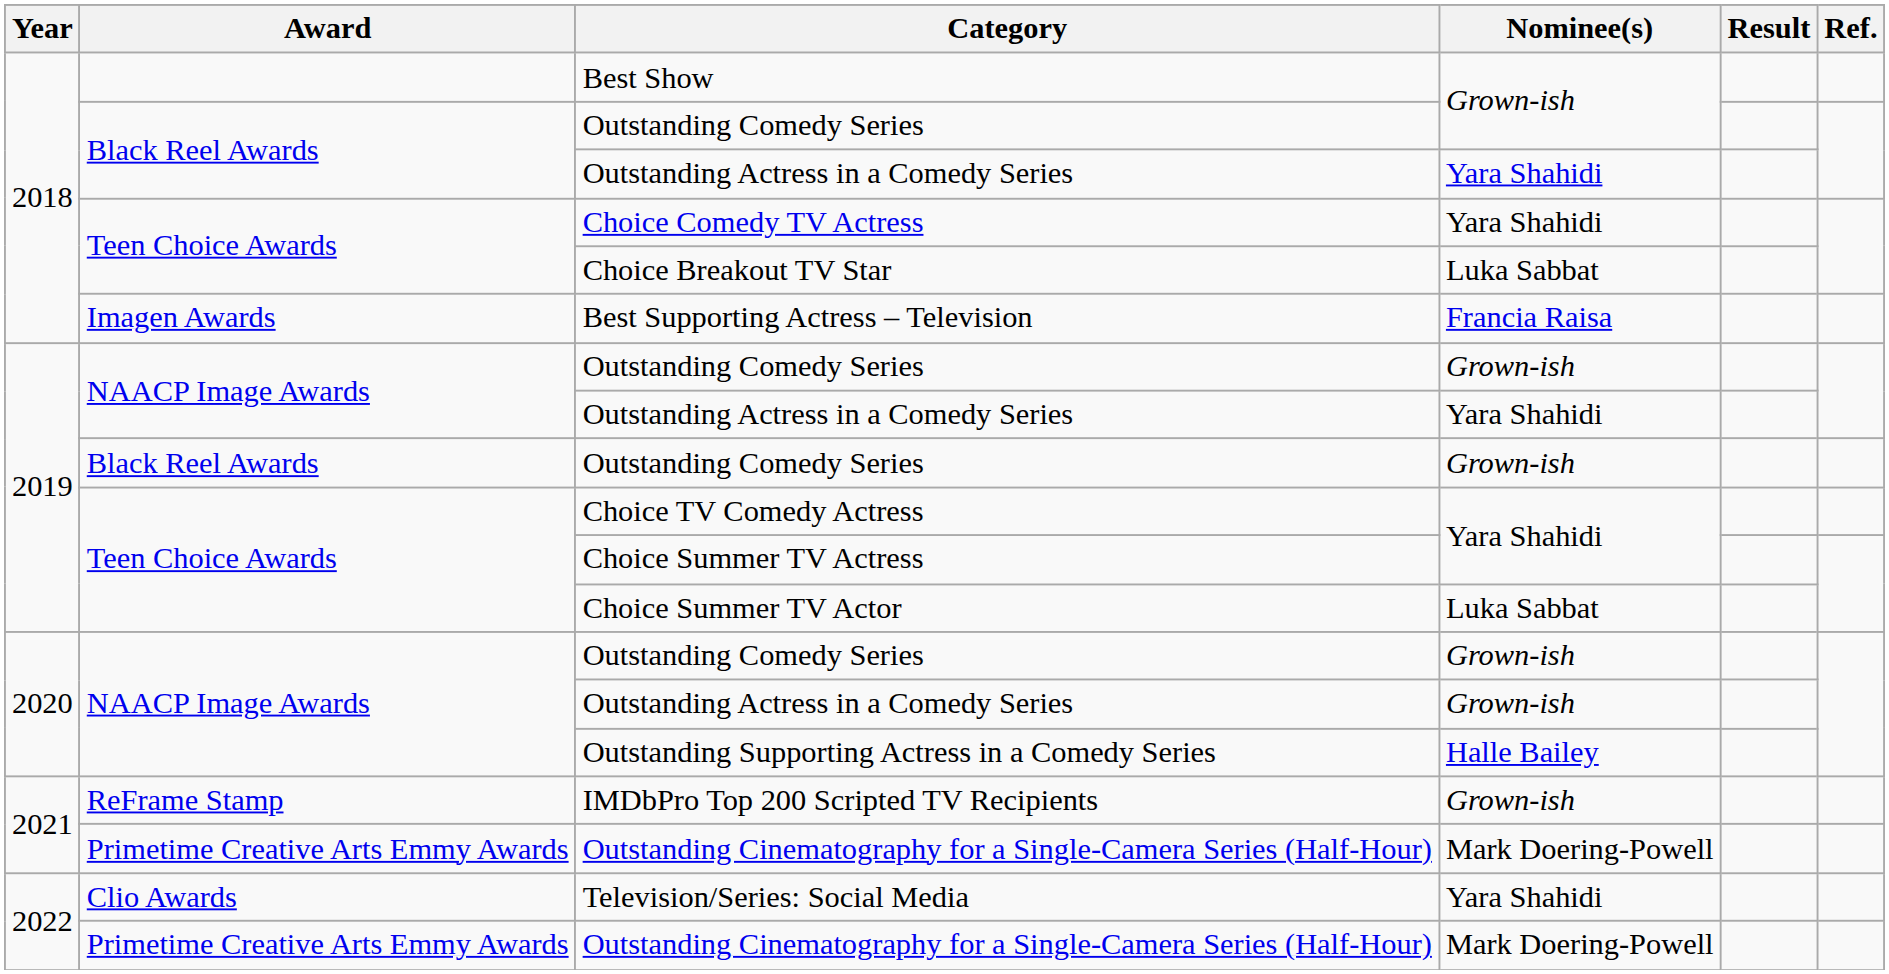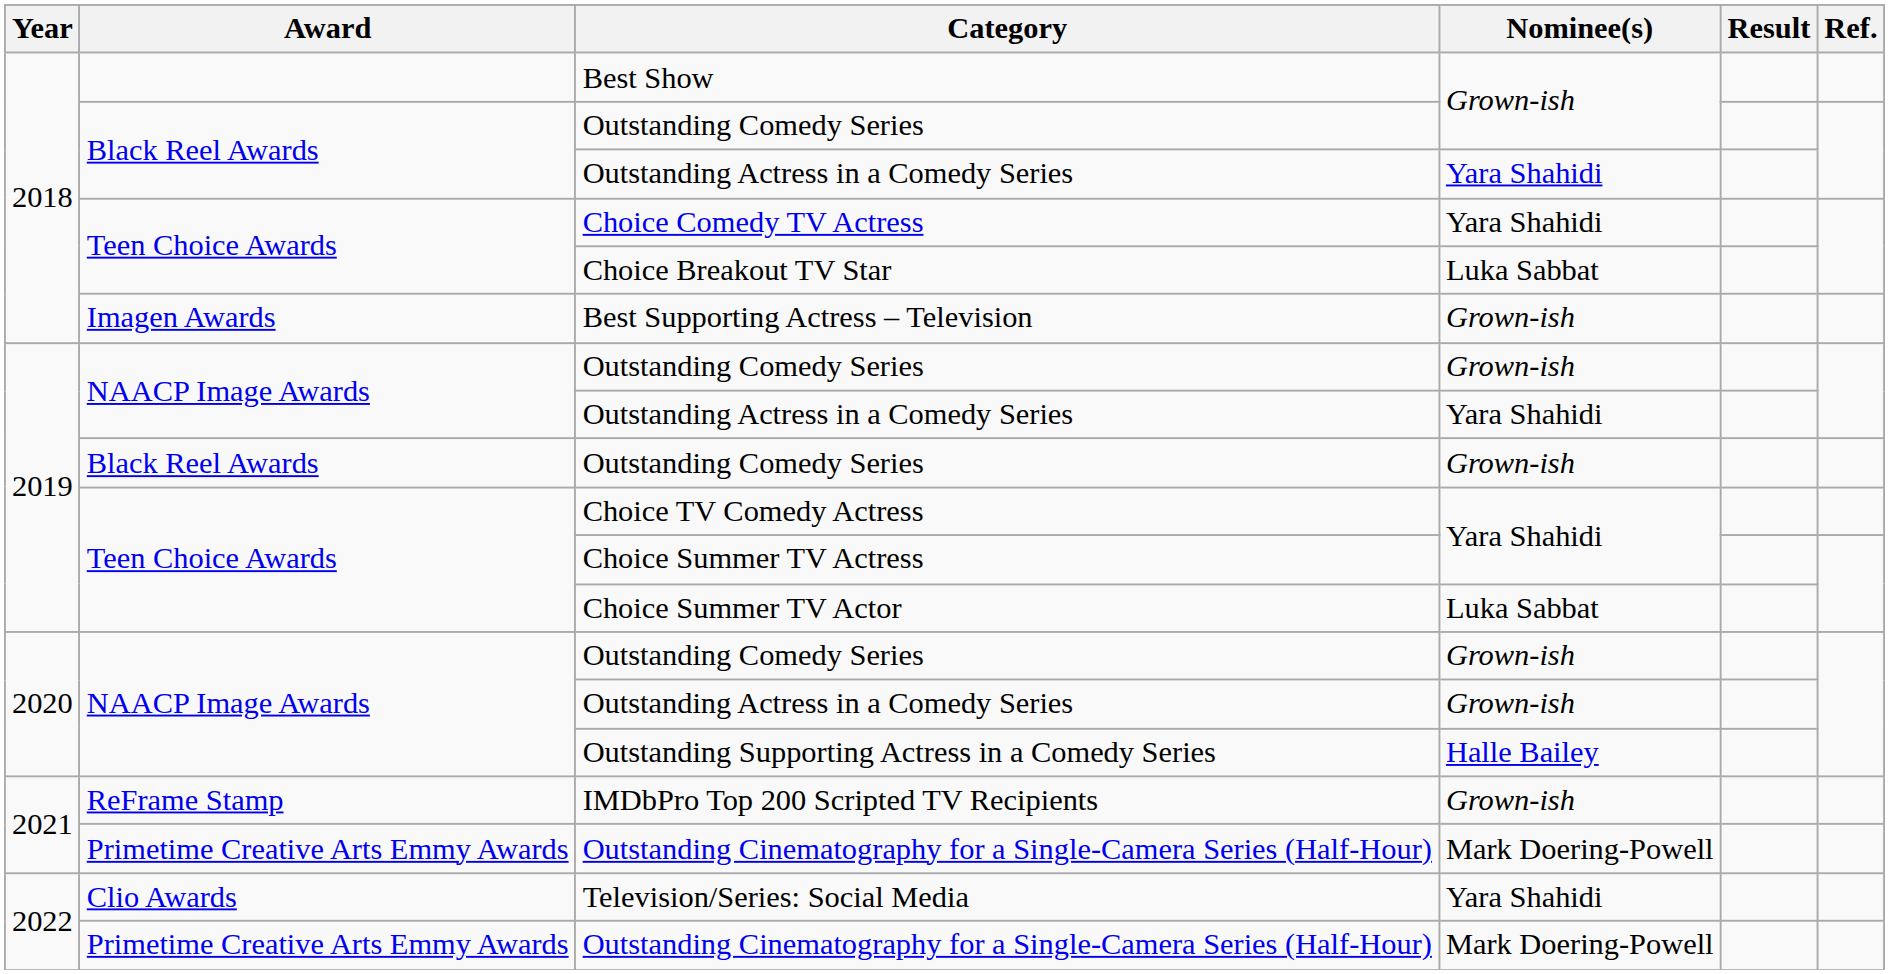(1529, 317) Francia Raisa -> (1510, 317) Grown-ish
